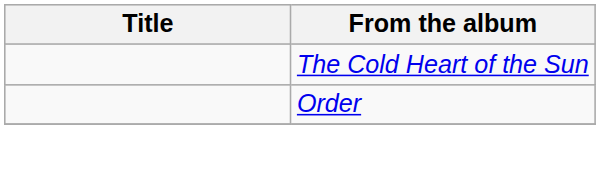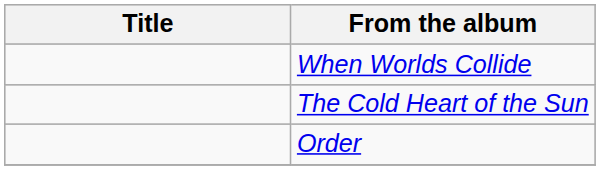+ row: (414, 64)
